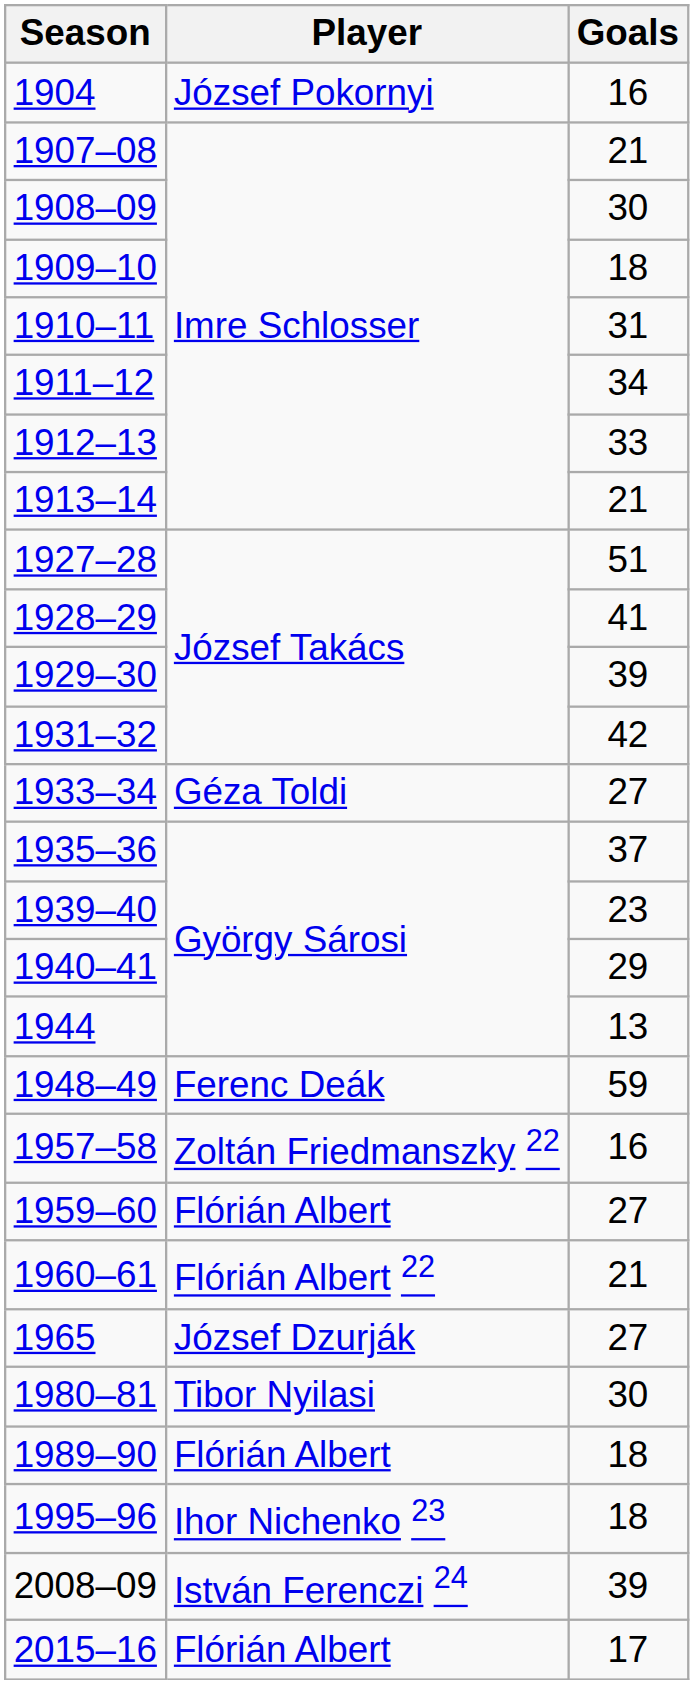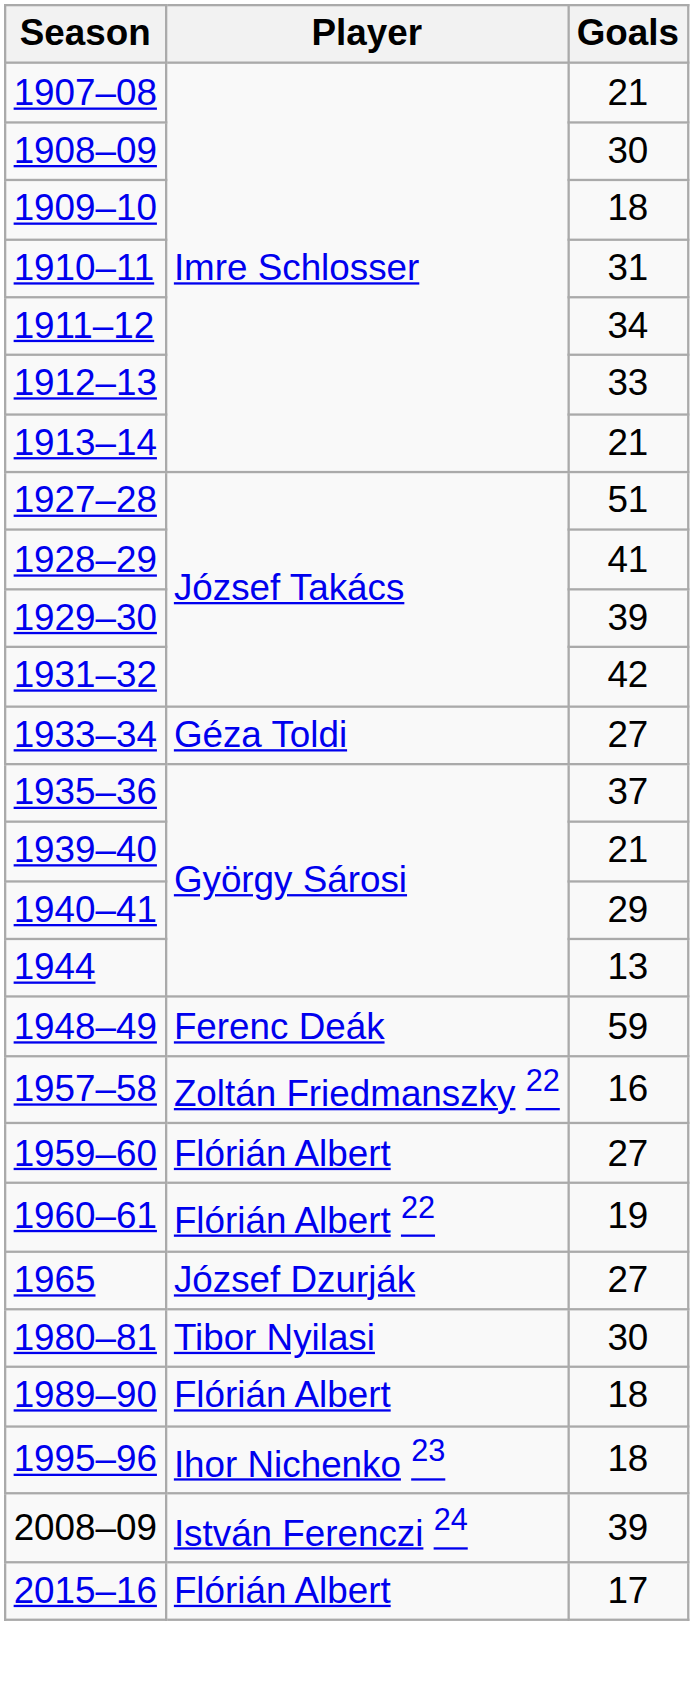- row: (55, 92)
(628, 909) 23 -> (628, 850) 21
(628, 1274) 21 -> (628, 1215) 19
